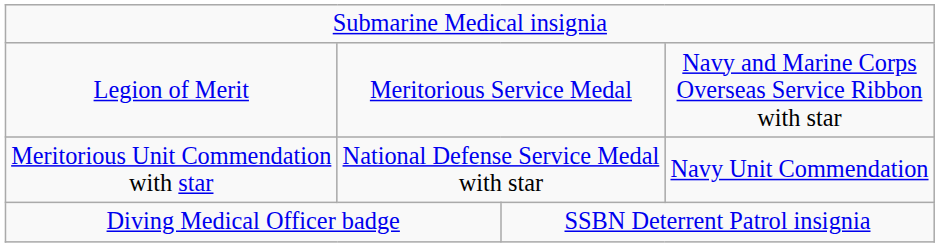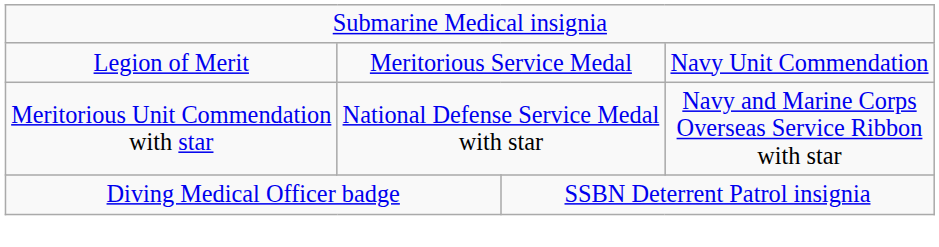(800, 89) Navy and Marine Corps Overseas Service Ribbon with star -> (800, 62) Navy Unit Commendation
(800, 169) Navy Unit Commendation -> (800, 128) Navy and Marine Corps Overseas Service Ribbon with star
